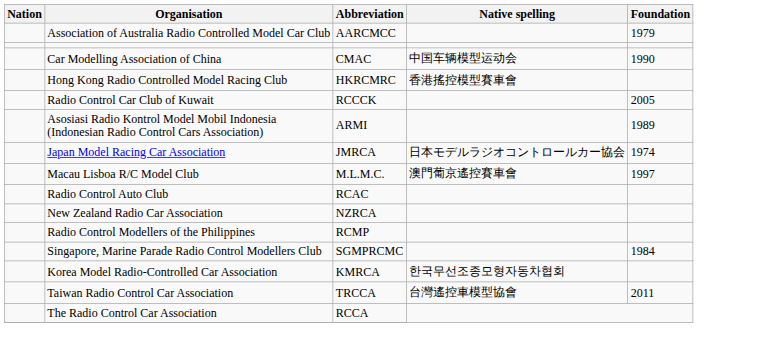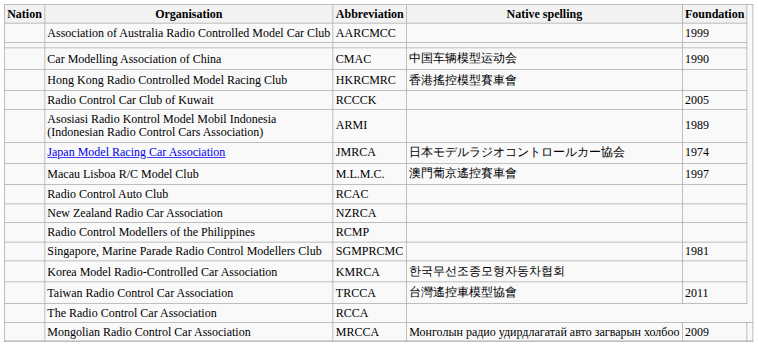(643, 33) 1979 -> (697, 33) 1999
(643, 251) 1984 -> (697, 251) 1981
+ row: (149, 332)
